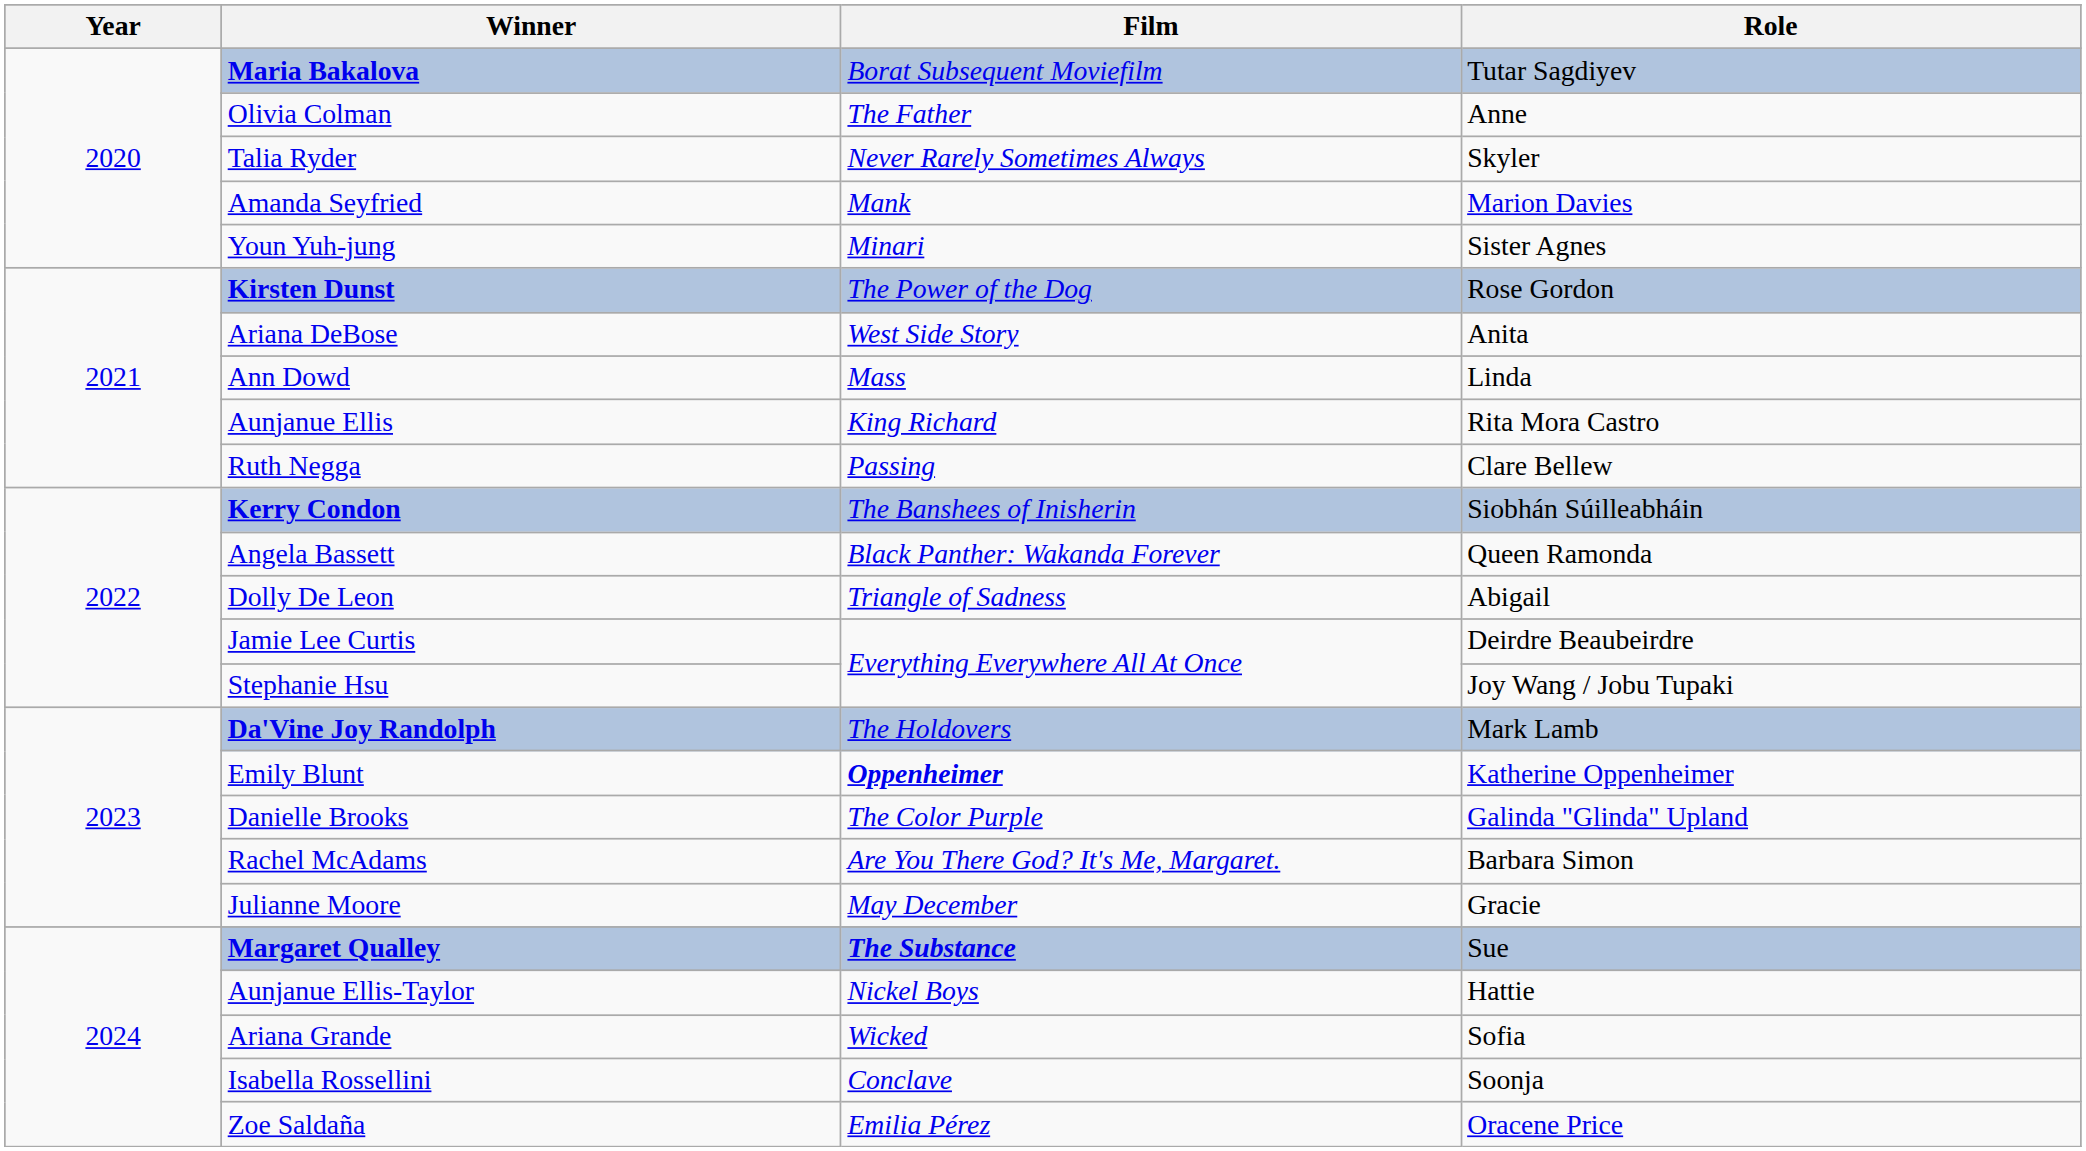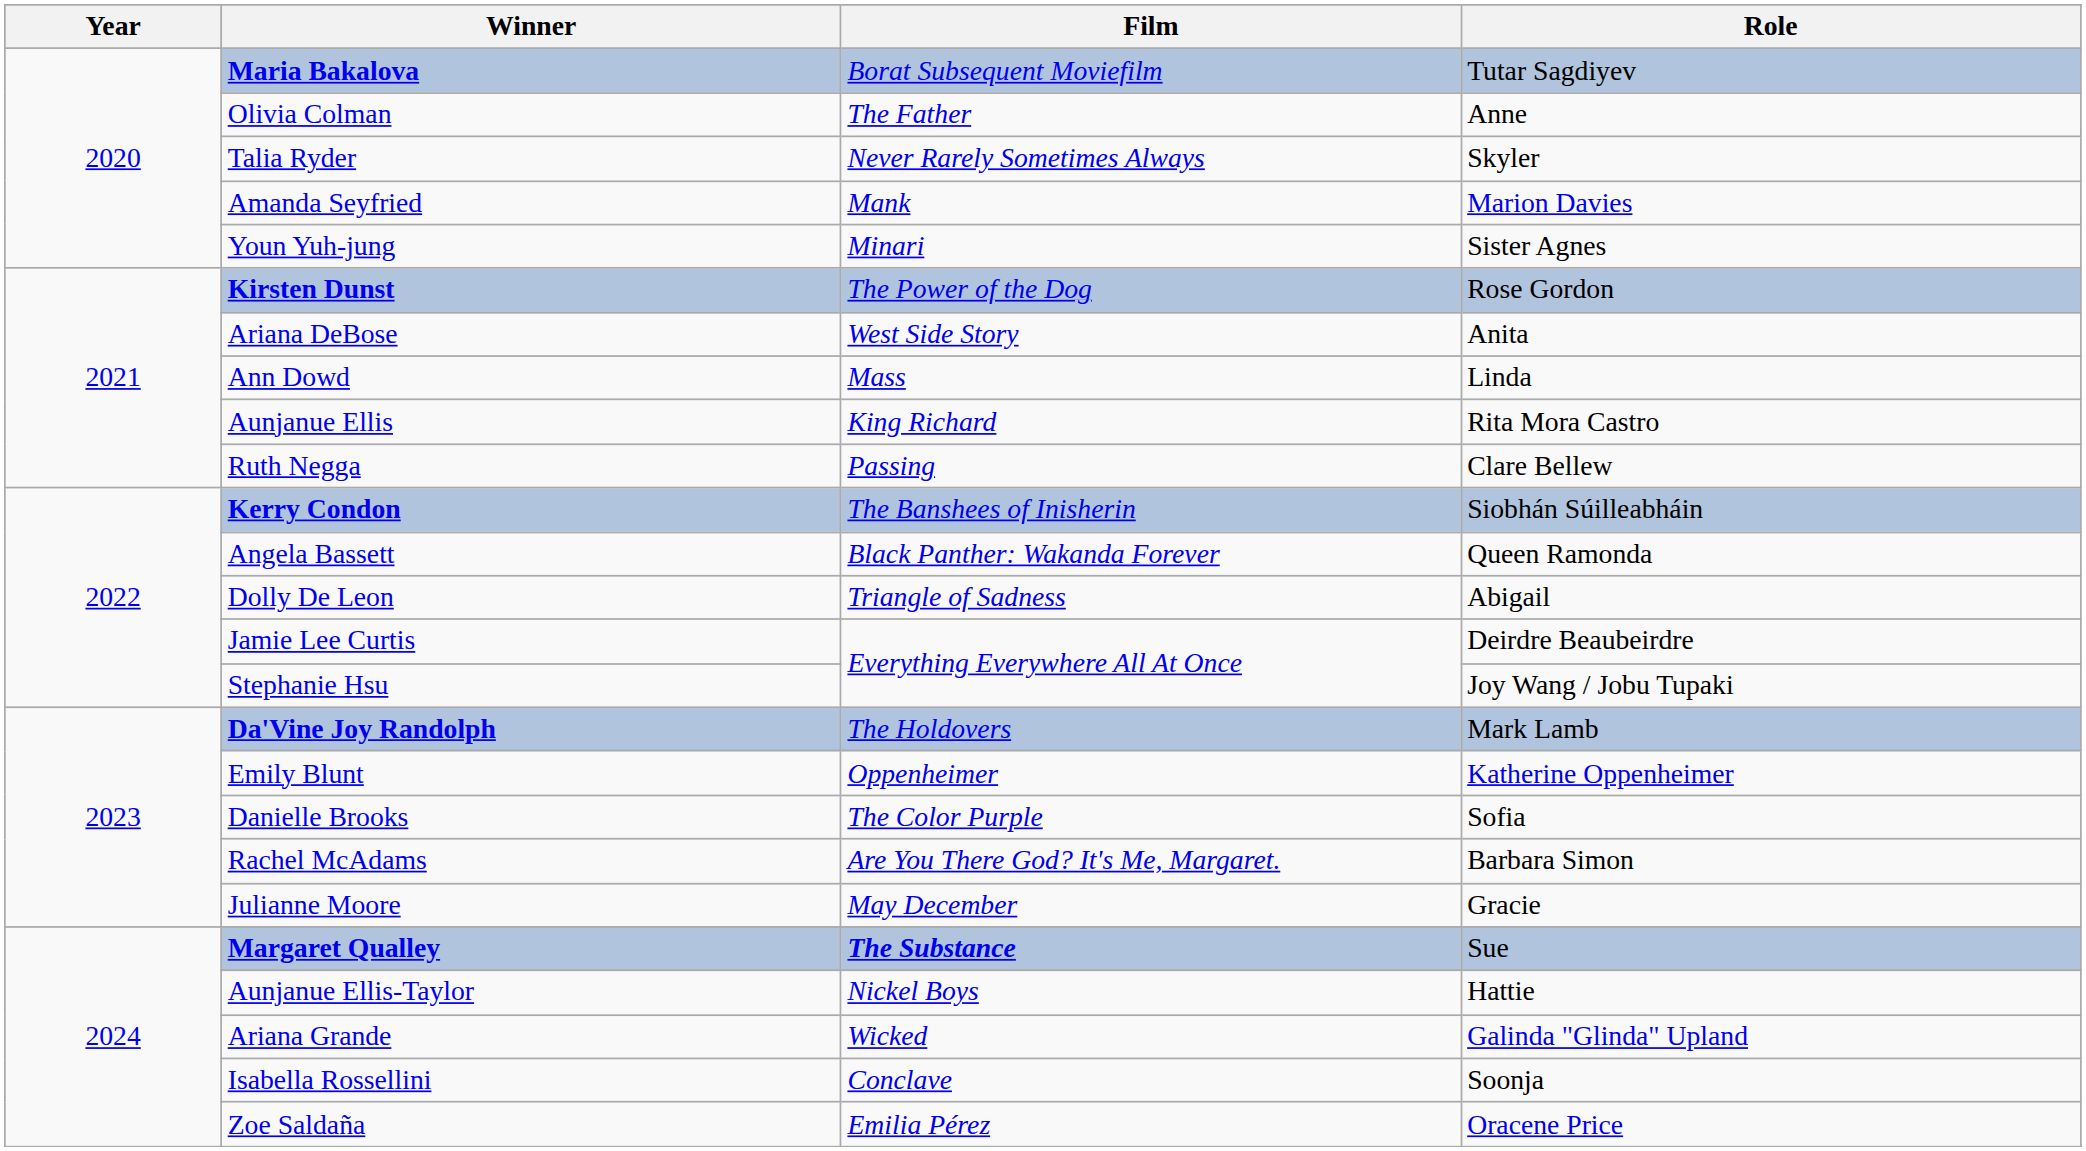(925, 772) bold -> (923, 772) normal
(1608, 816) Galinda "Glinda" Upland -> (1496, 816) Sofia
(1496, 1036) Sofia -> (1608, 1036) Galinda "Glinda" Upland
